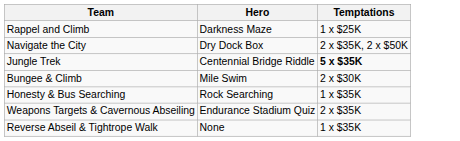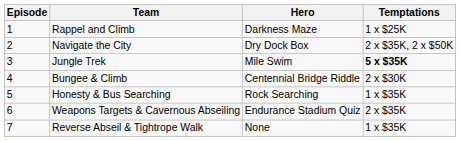+ column: (27, 12)
(257, 62) Centennial Bridge Riddle -> (269, 62) Mile Swim
(223, 78) Mile Swim -> (302, 78) Centennial Bridge Riddle
